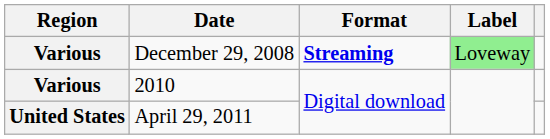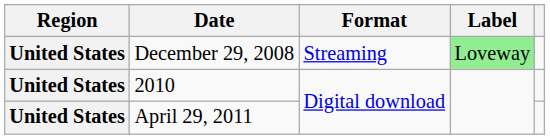(67, 52) Various -> (67, 52) United States
(348, 52) bold -> (345, 52) normal
(67, 85) Various -> (67, 85) United States
